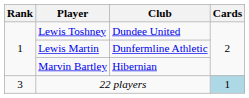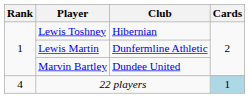(146, 31) Dundee United -> (135, 31) Hibernian
(135, 66) Hibernian -> (146, 66) Dundee United
(20, 84) 3 -> (20, 84) 4
